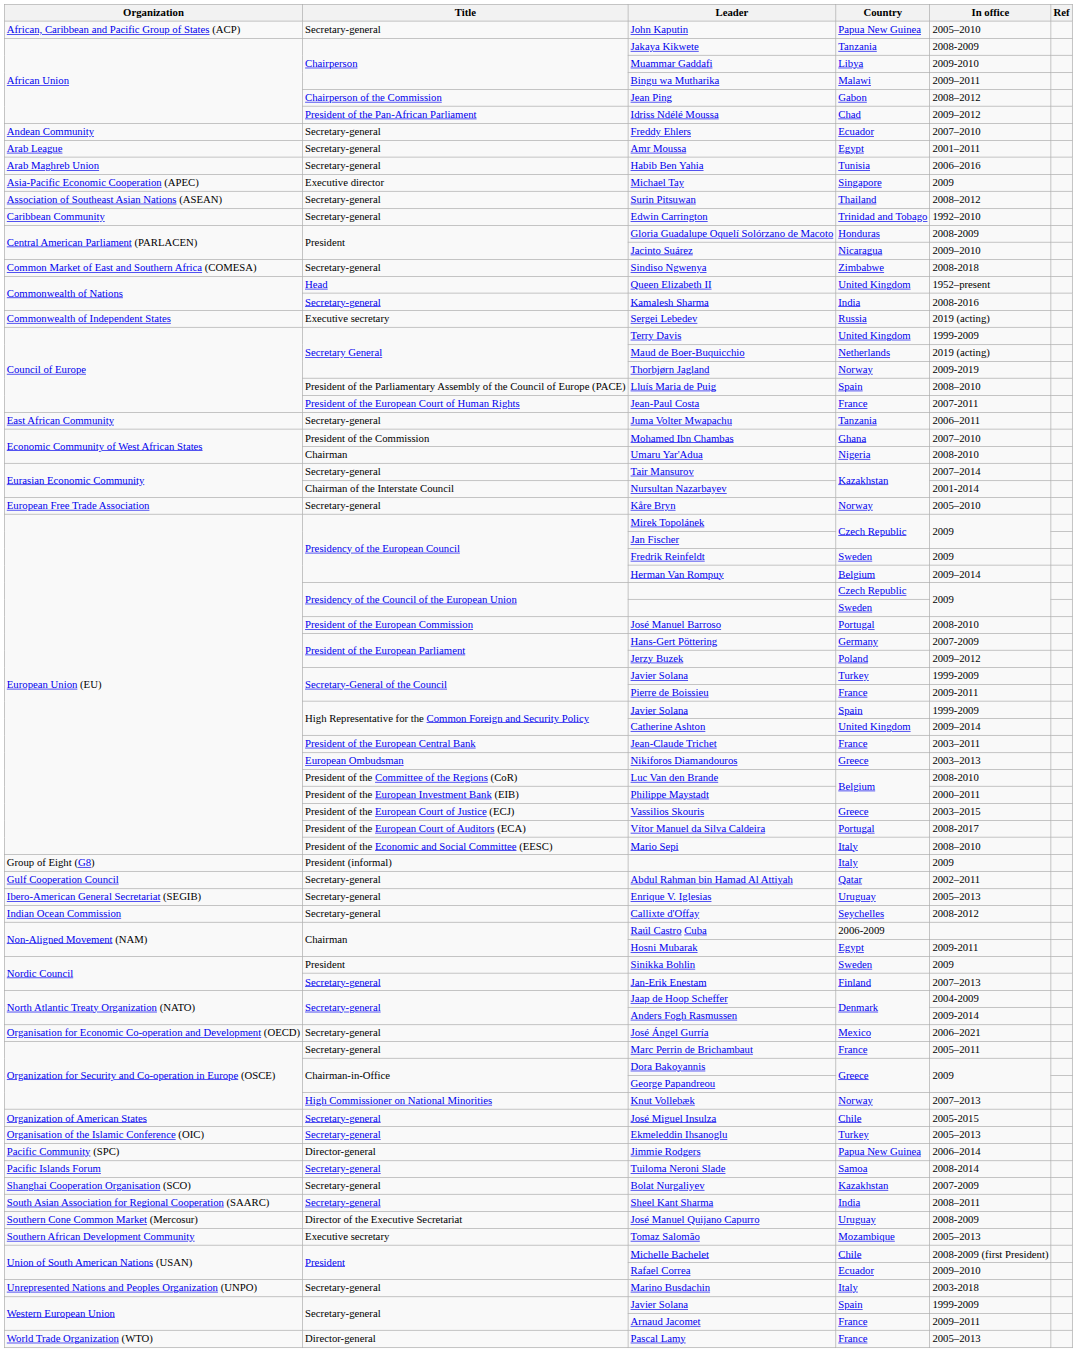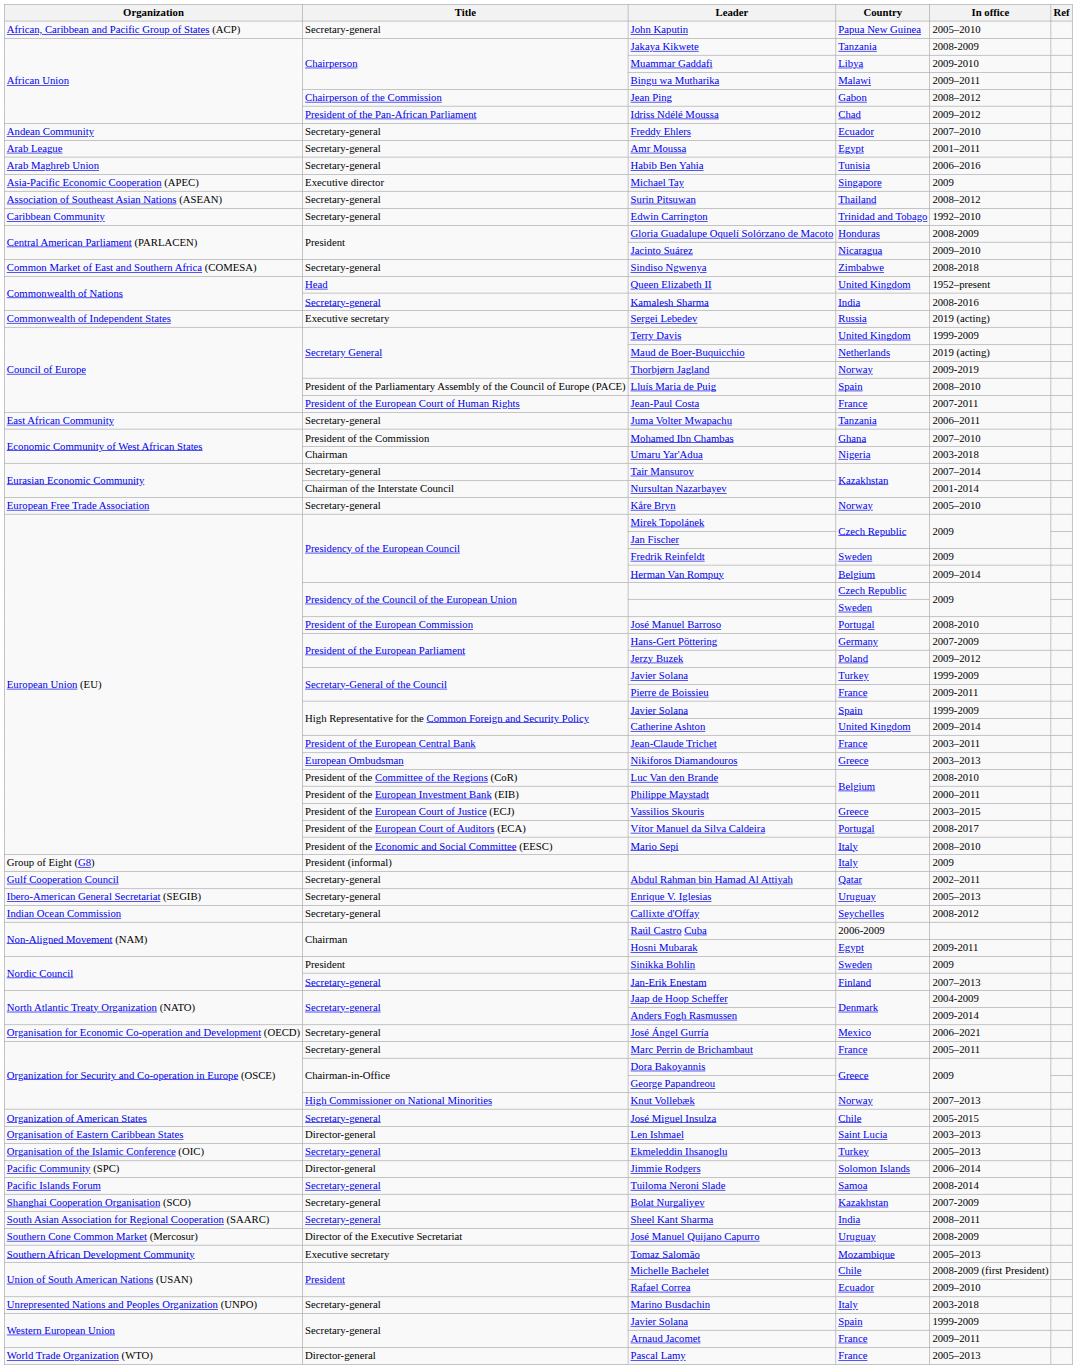(956, 455) 2008-2010 -> (956, 455) 2003-2018
+ row: (340, 1135)
(880, 1152) Papua New Guinea -> (874, 1169) Solomon Islands
